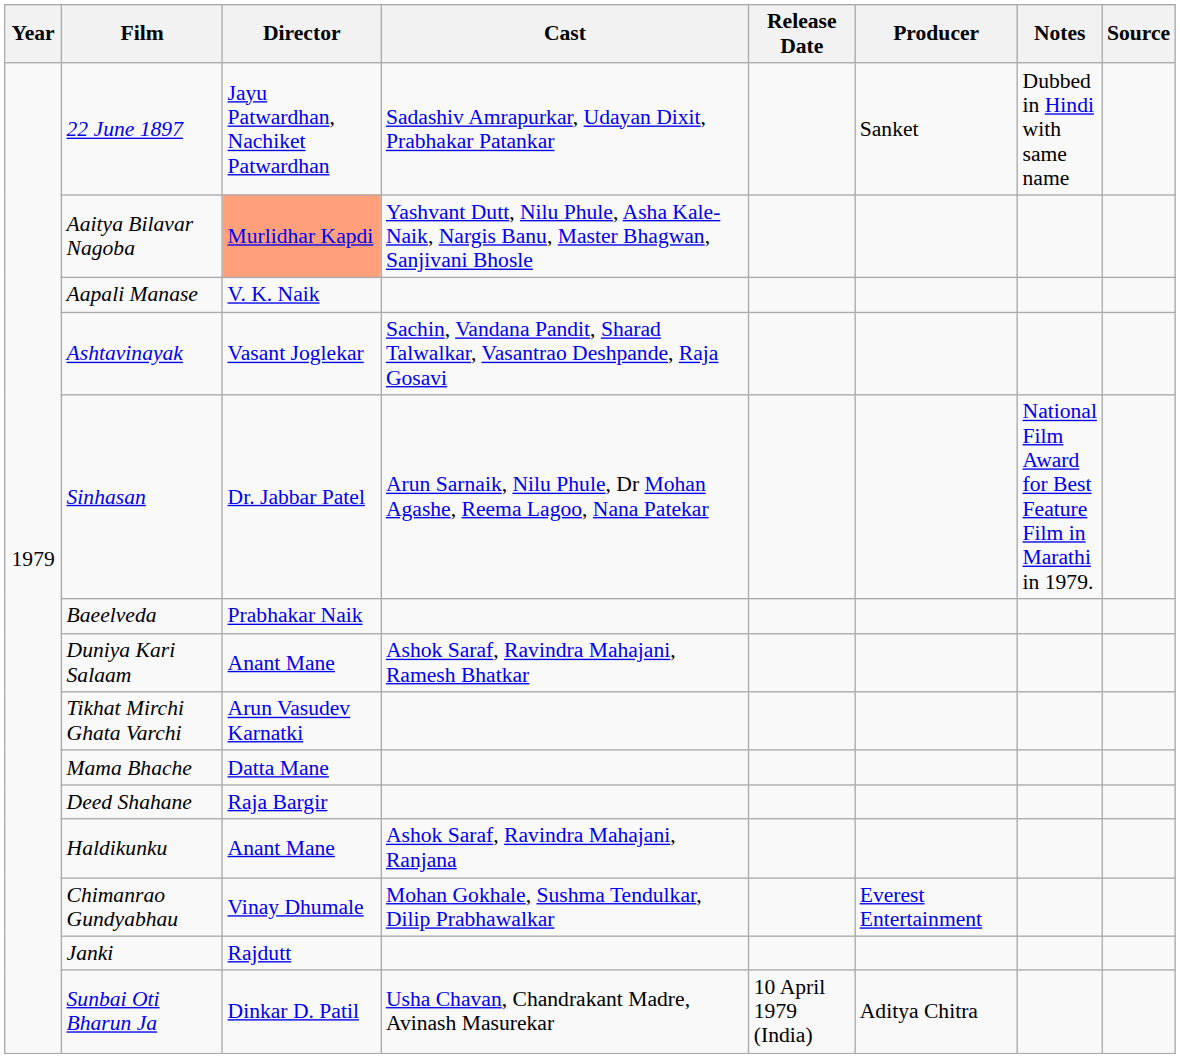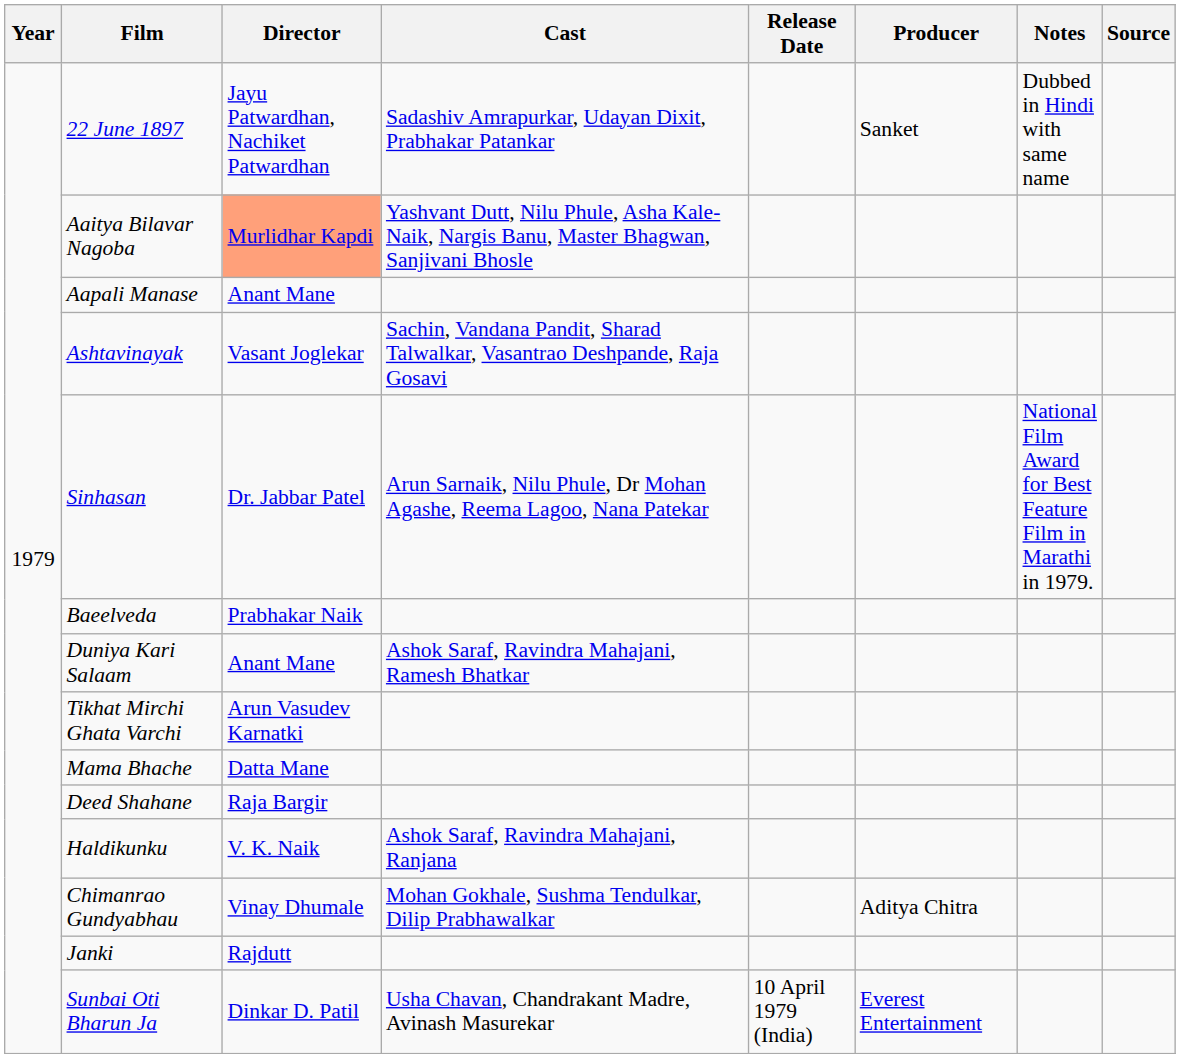(274, 294) V. K. Naik -> (281, 294) Anant Mane
(281, 847) Anant Mane -> (274, 847) V. K. Naik
(921, 906) Everest Entertainment -> (919, 906) Aditya Chitra
(919, 1011) Aditya Chitra -> (921, 1011) Everest Entertainment
